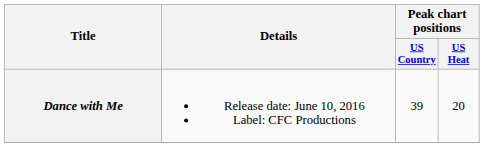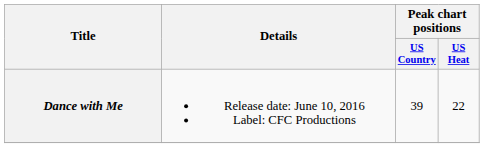(459, 105) 20 -> (459, 105) 22
